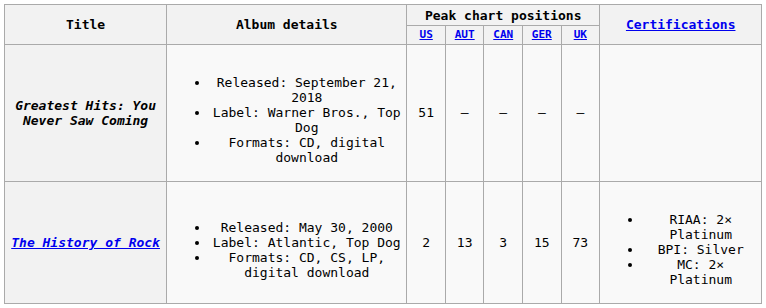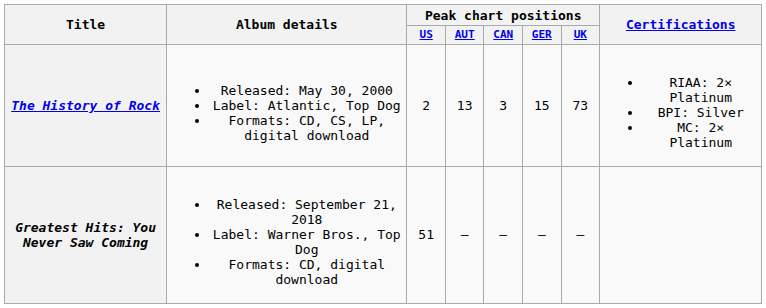rows swapped: (86, 242) <-> (86, 113)
